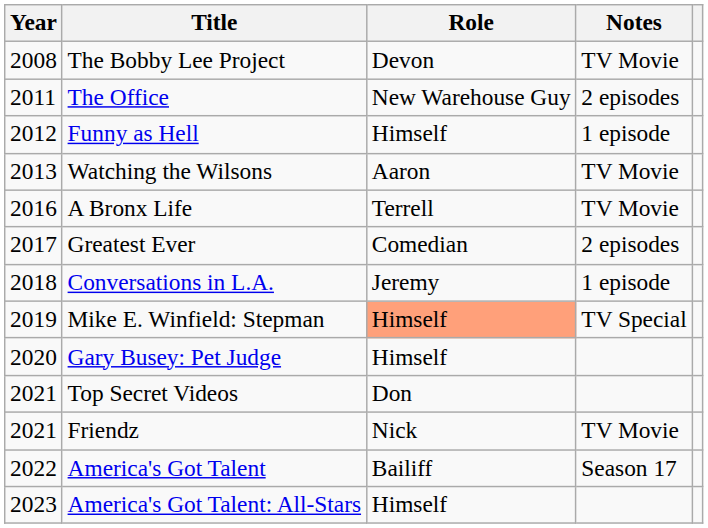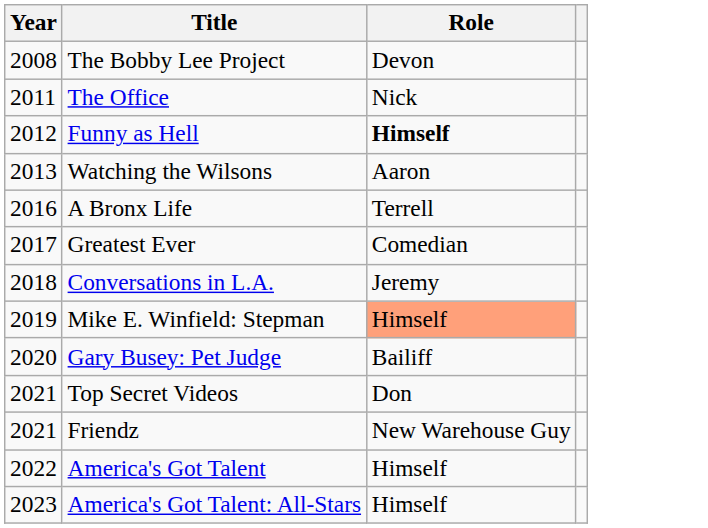- column: (634, 23)
(471, 97) New Warehouse Guy -> (395, 97) Nick
(409, 134) normal -> (411, 134) bold
(409, 356) Himself -> (402, 356) Bailiff
(395, 430) Nick -> (471, 430) New Warehouse Guy
(402, 467) Bailiff -> (409, 467) Himself
